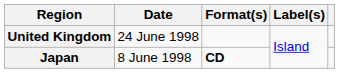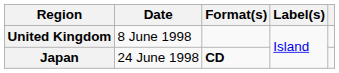(158, 36) 24 June 1998 -> (154, 36) 8 June 1998
(154, 57) 8 June 1998 -> (158, 57) 24 June 1998
